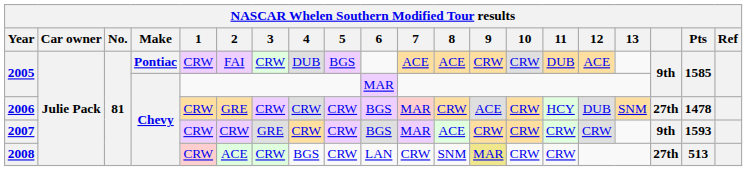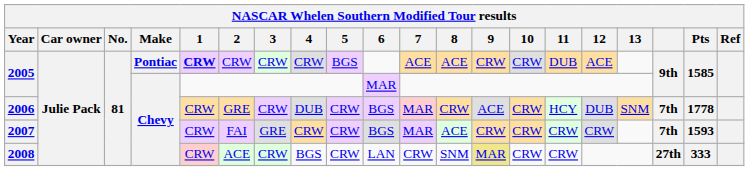(198, 62) normal -> (199, 62) bold
(234, 62) FAI -> (237, 62) CRW
(306, 62) DUB -> (309, 62) CRW
(306, 108) CRW -> (309, 108) DUB
(666, 108) 27th -> (668, 108) 7th
(698, 108) 1478 -> (701, 108) 1778
(234, 131) CRW -> (237, 131) FAI
(666, 131) 9th -> (668, 131) 7th
(698, 154) 513 -> (701, 154) 333
